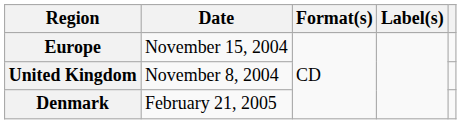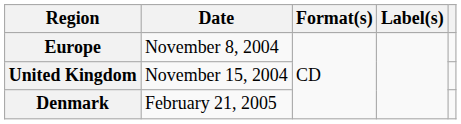(216, 47) November 15, 2004 -> (212, 47) November 8, 2004
(212, 75) November 8, 2004 -> (216, 75) November 15, 2004
